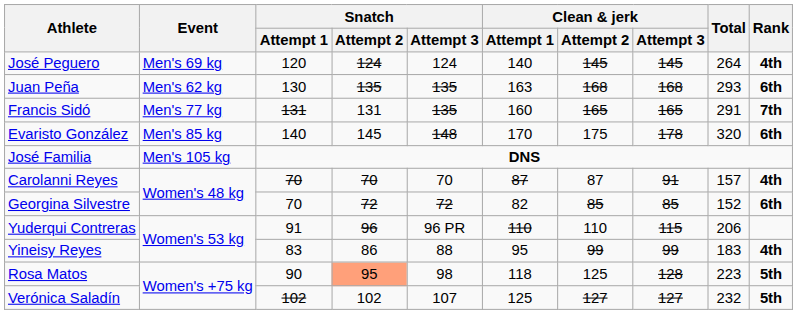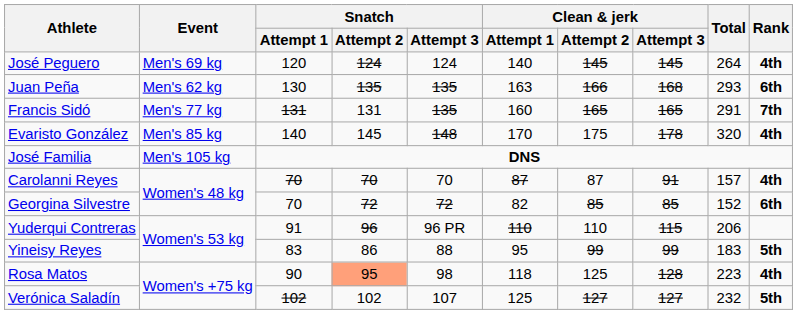(595, 87) 168 -> (595, 87) 166
(771, 134) 6th -> (771, 134) 4th
(771, 251) 4th -> (771, 251) 5th
(771, 274) 5th -> (771, 274) 4th
